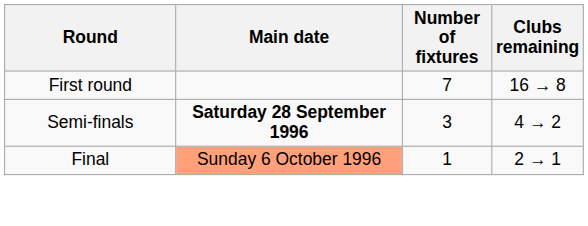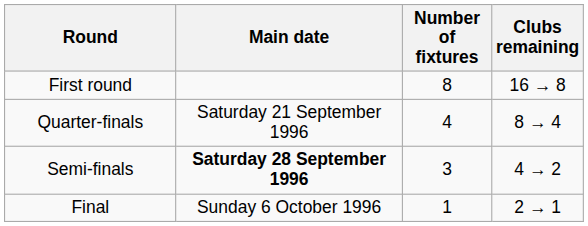(447, 85) 7 -> (447, 85) 8
+ row: (90, 122)
(289, 160) lightsalmon background -> (289, 207) no background
